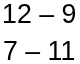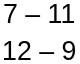rows swapped: (39, 51) <-> (39, 14)
